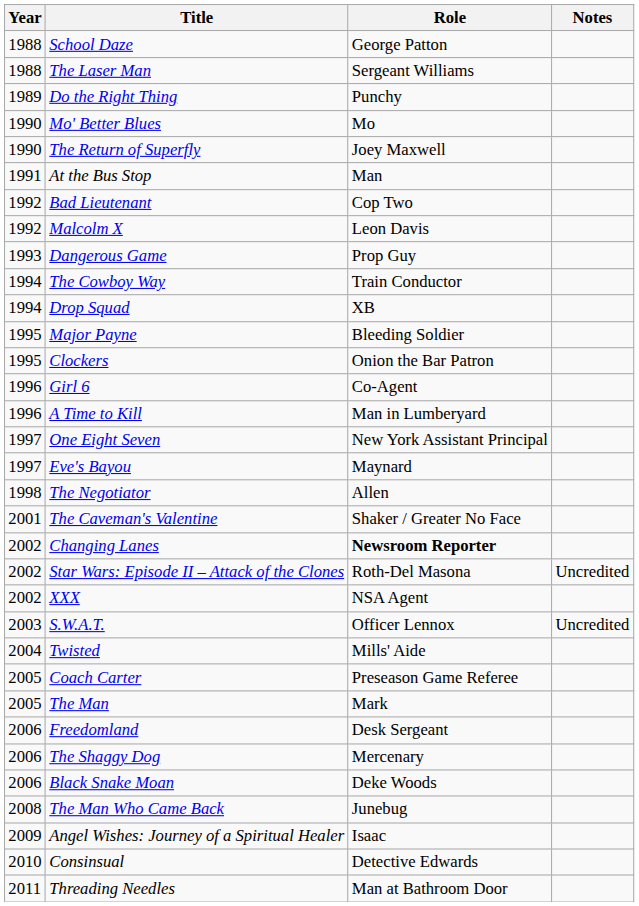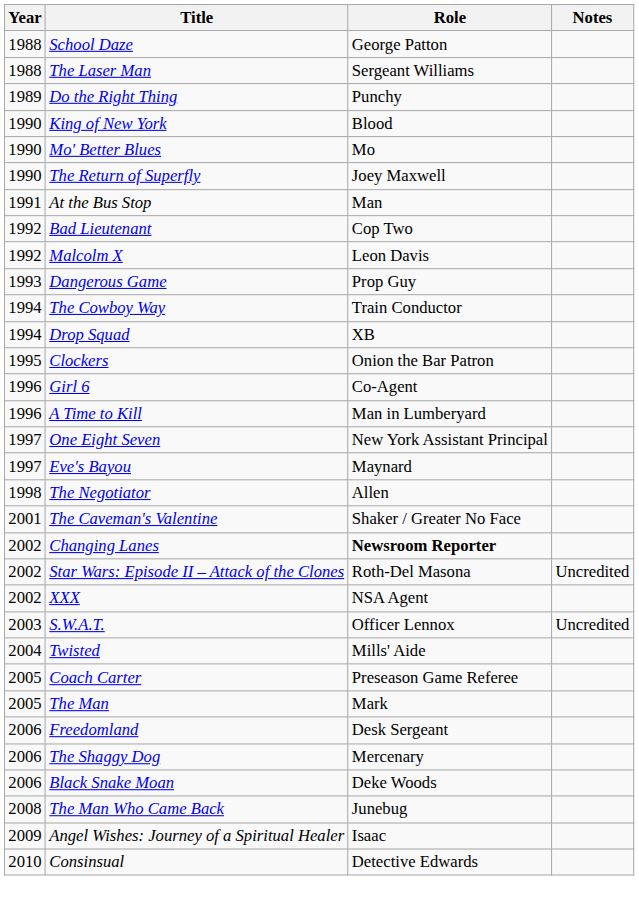+ row: (108, 123)
- row: (93, 334)
- row: (112, 888)
